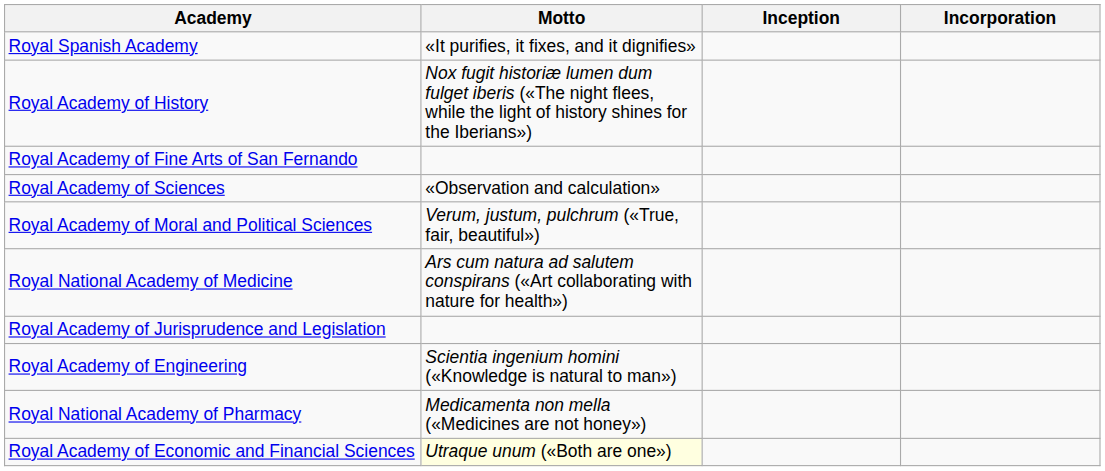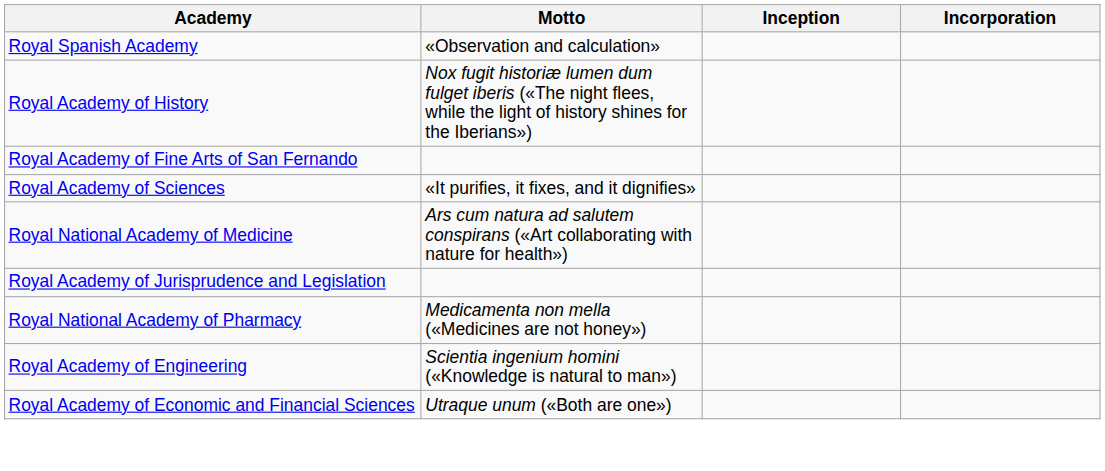(561, 45) «It purifies, it fixes, and it dignifies» -> (543, 45) «Observation and calculation»
(543, 187) «Observation and calculation» -> (561, 187) «It purifies, it fixes, and it dignifies»
- row: (190, 225)
rows swapped: (155, 414) <-> (128, 367)
(548, 451) lightyellow background -> (548, 404) no background
